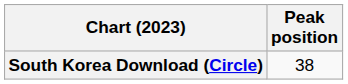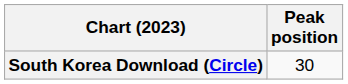(305, 65) 38 -> (305, 65) 30
